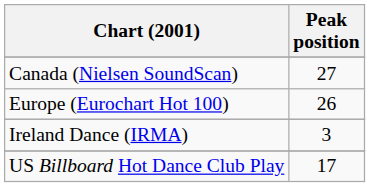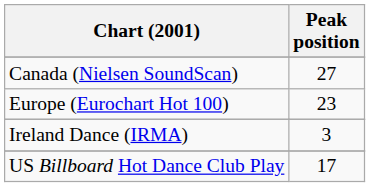(326, 103) 26 -> (326, 103) 23
